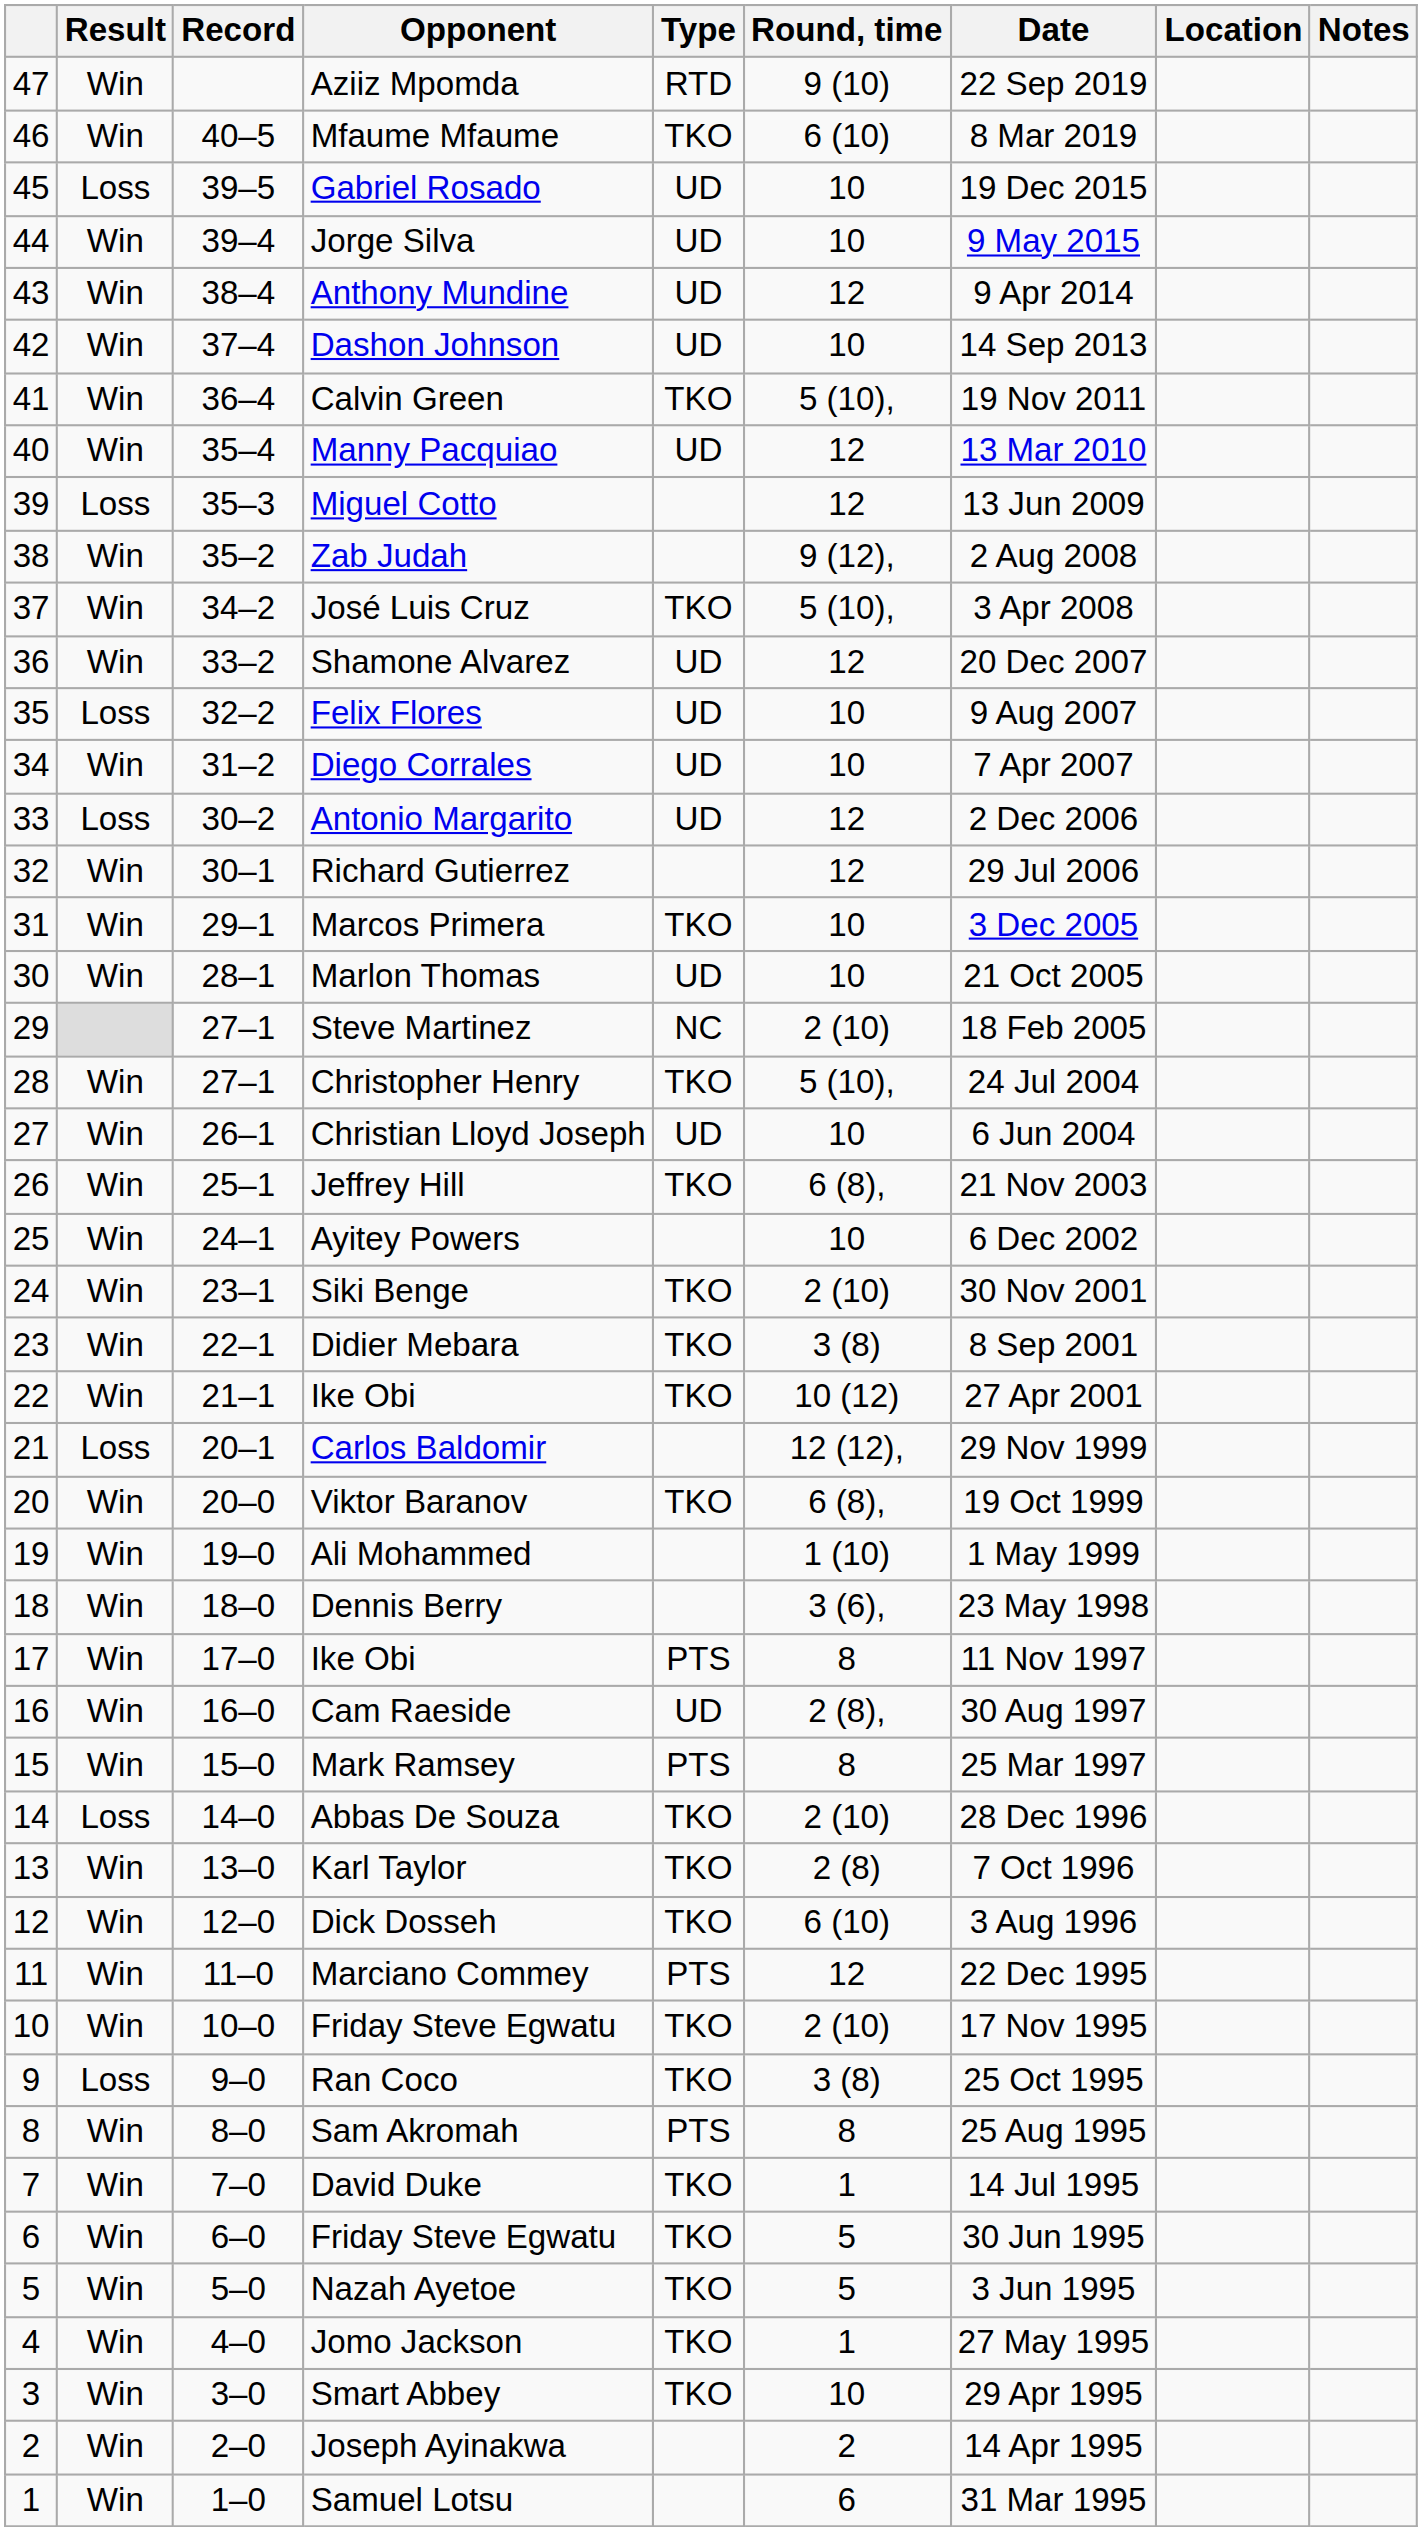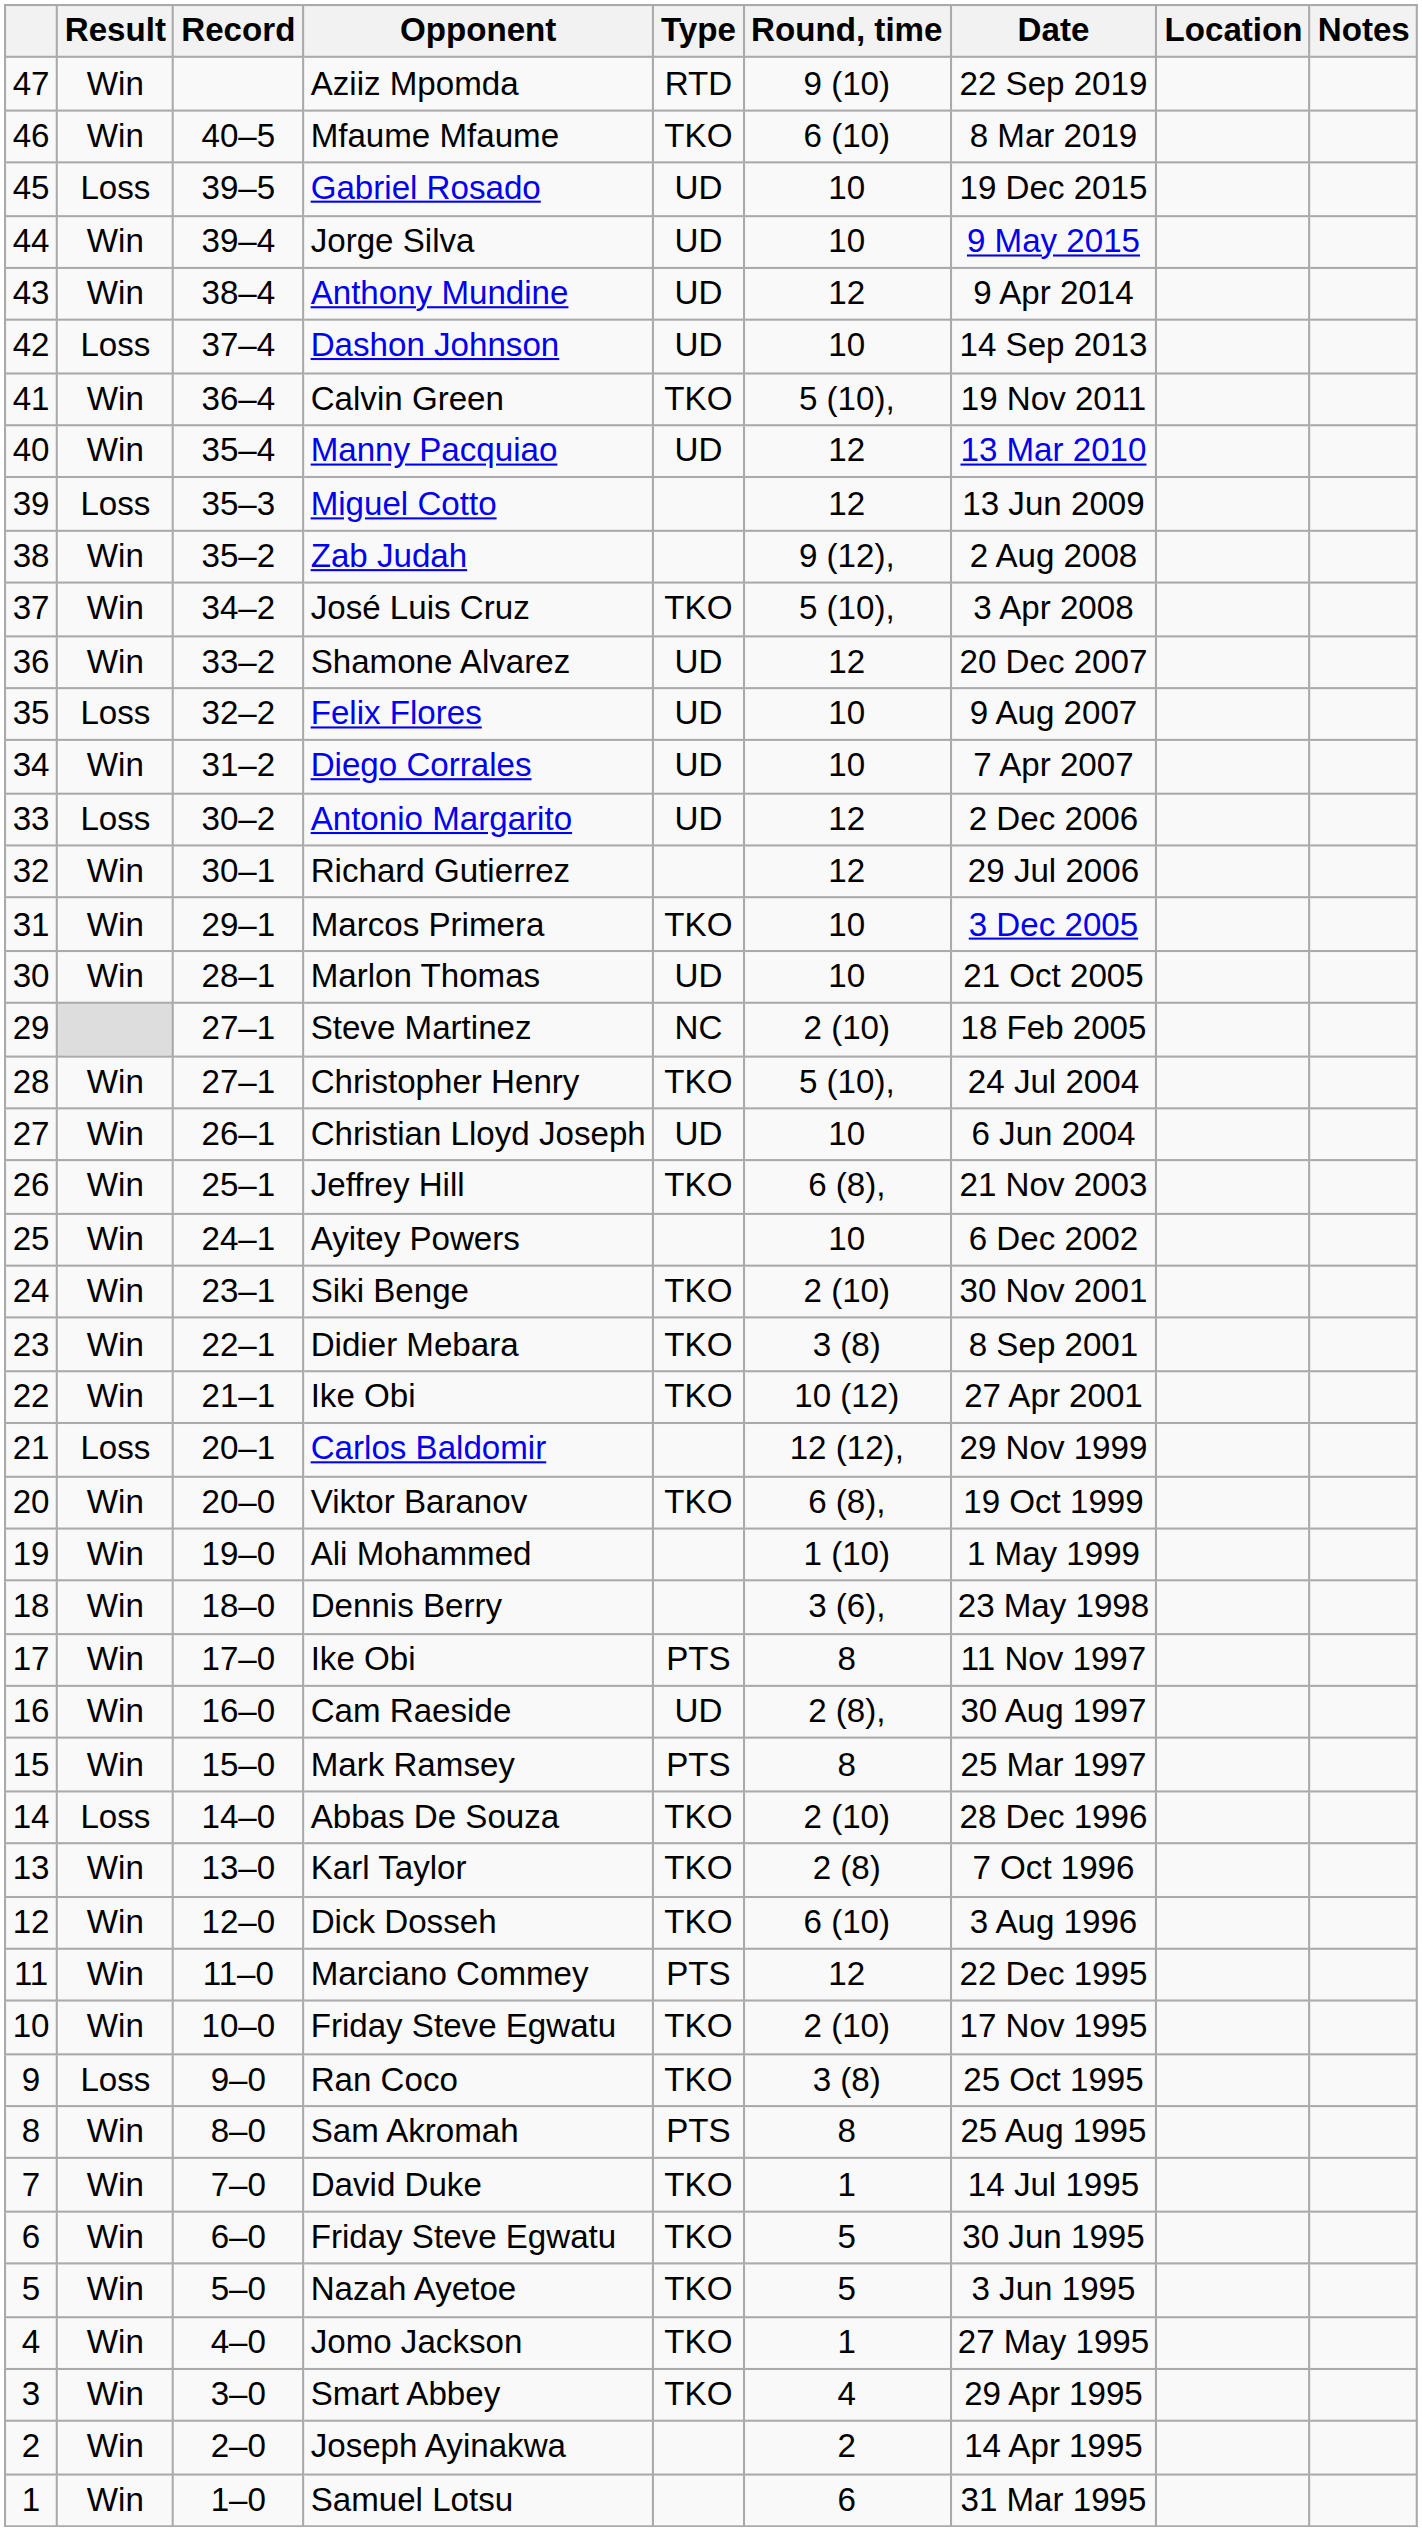(115, 345) Win -> (115, 345) Loss
(847, 2394) 10 -> (847, 2394) 4
